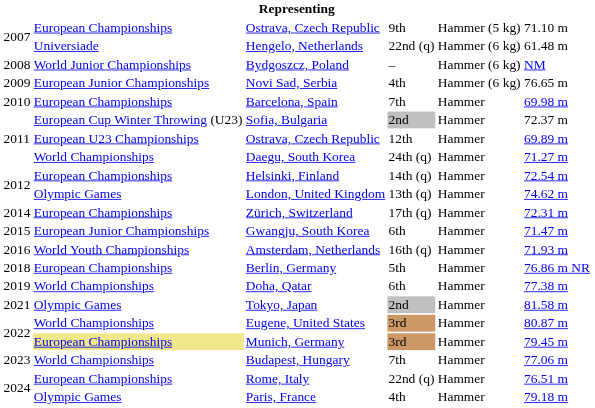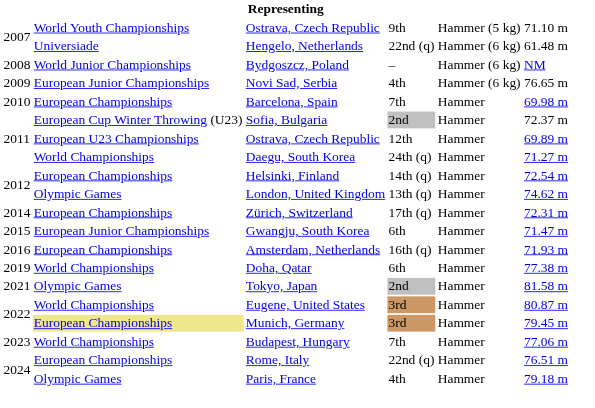(103, 27) European Championships -> (111, 27) World Youth Championships
(111, 249) World Youth Championships -> (103, 249) European Championships
- row: (17, 267)
